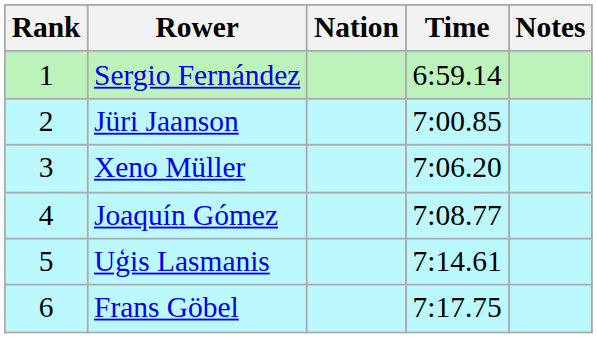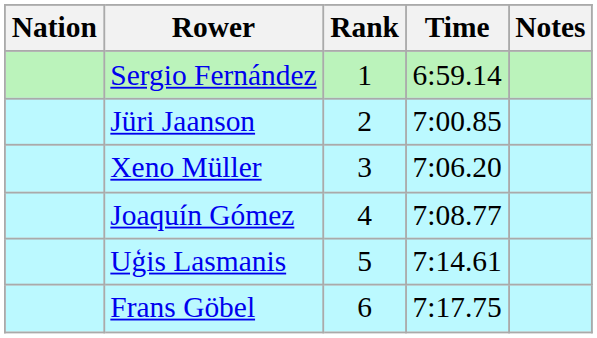columns swapped: (46, 27) <-> (356, 27)
